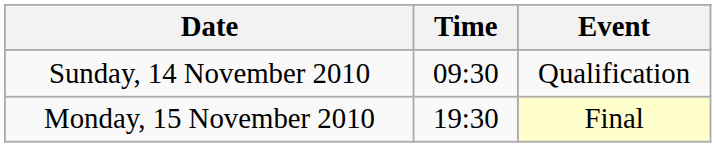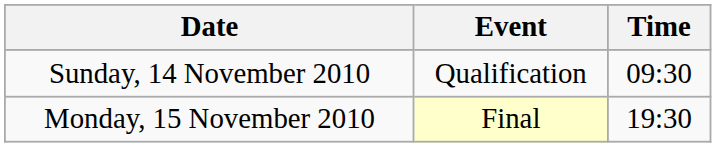columns swapped: (466, 27) <-> (614, 27)
